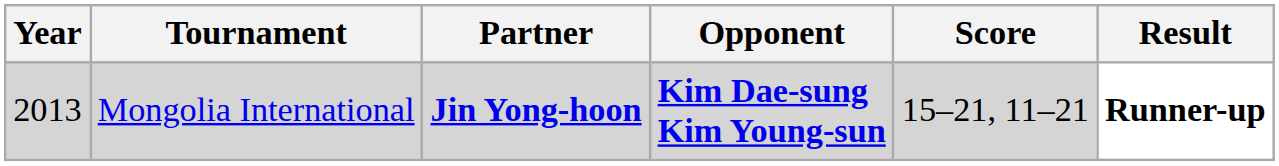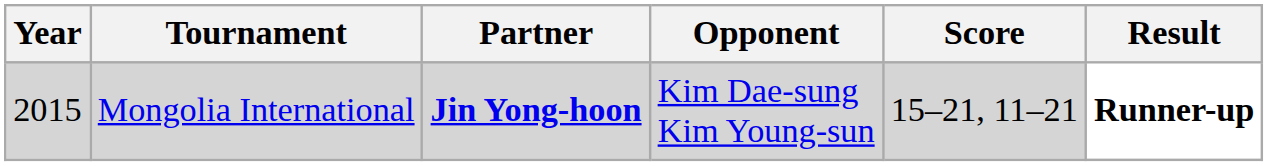(47, 109) 2013 -> (47, 109) 2015
(772, 109) bold -> (766, 109) normal
